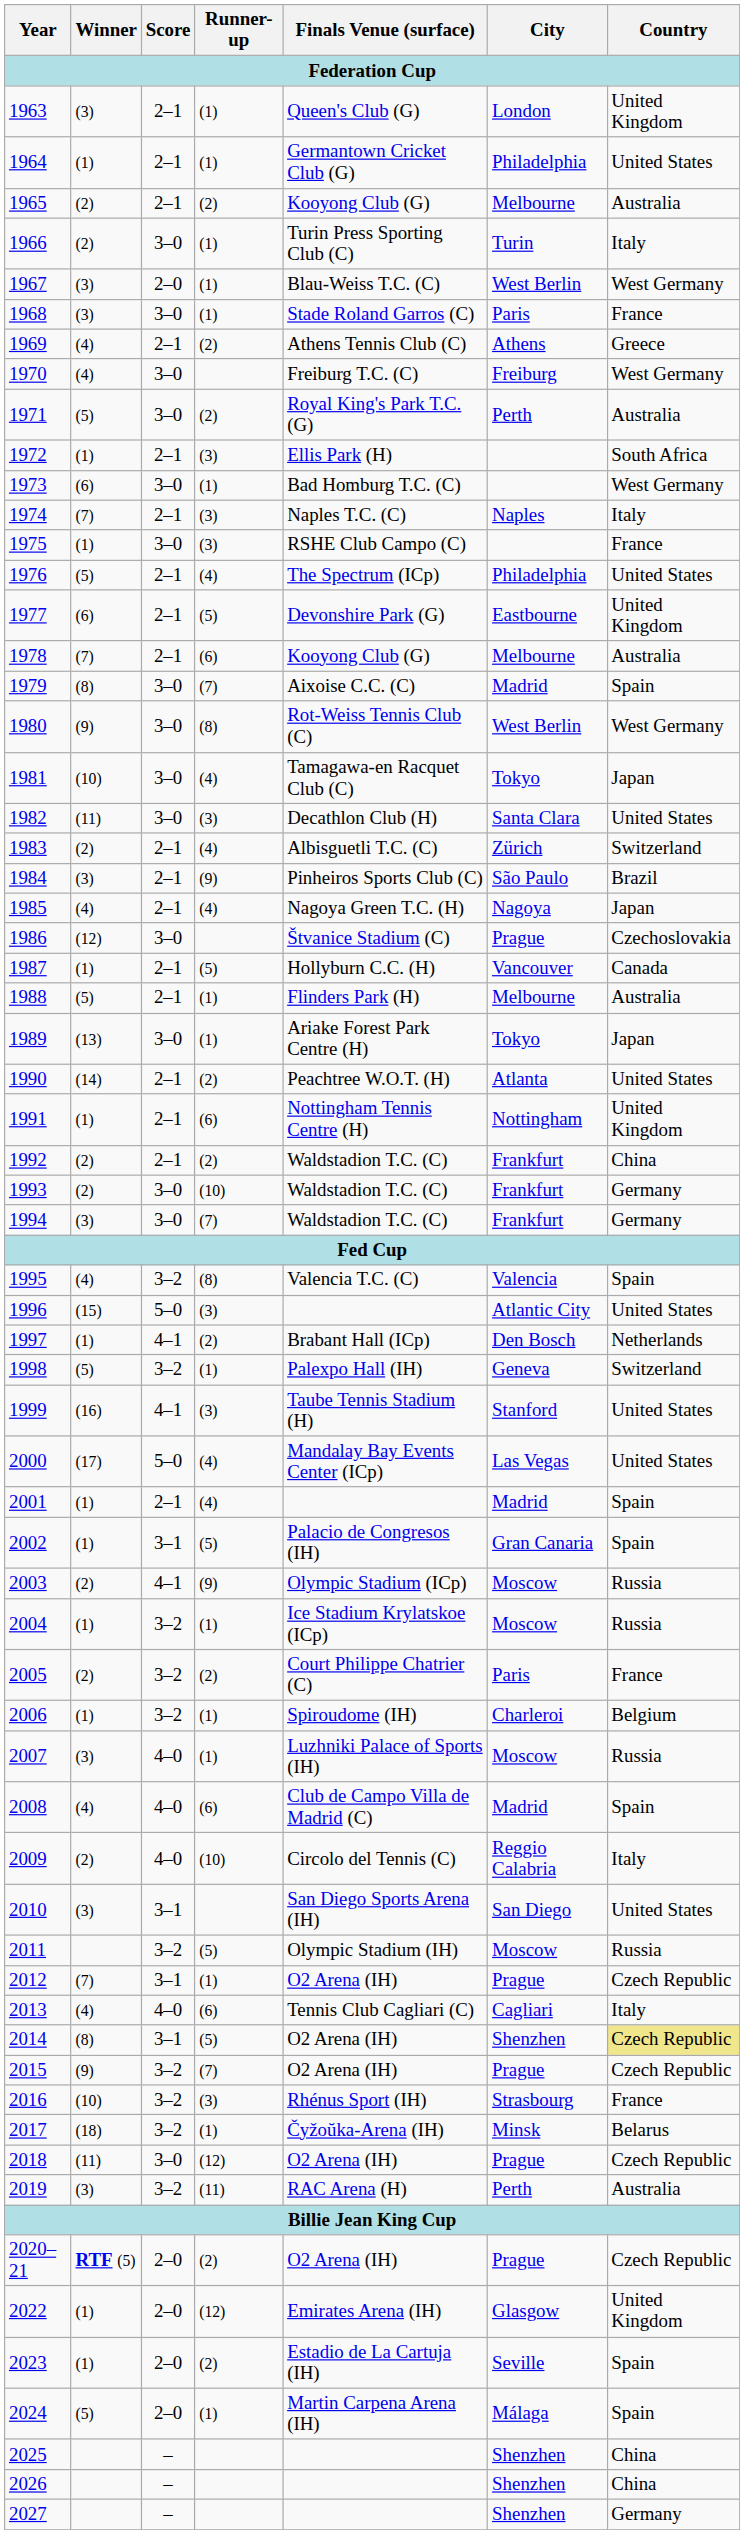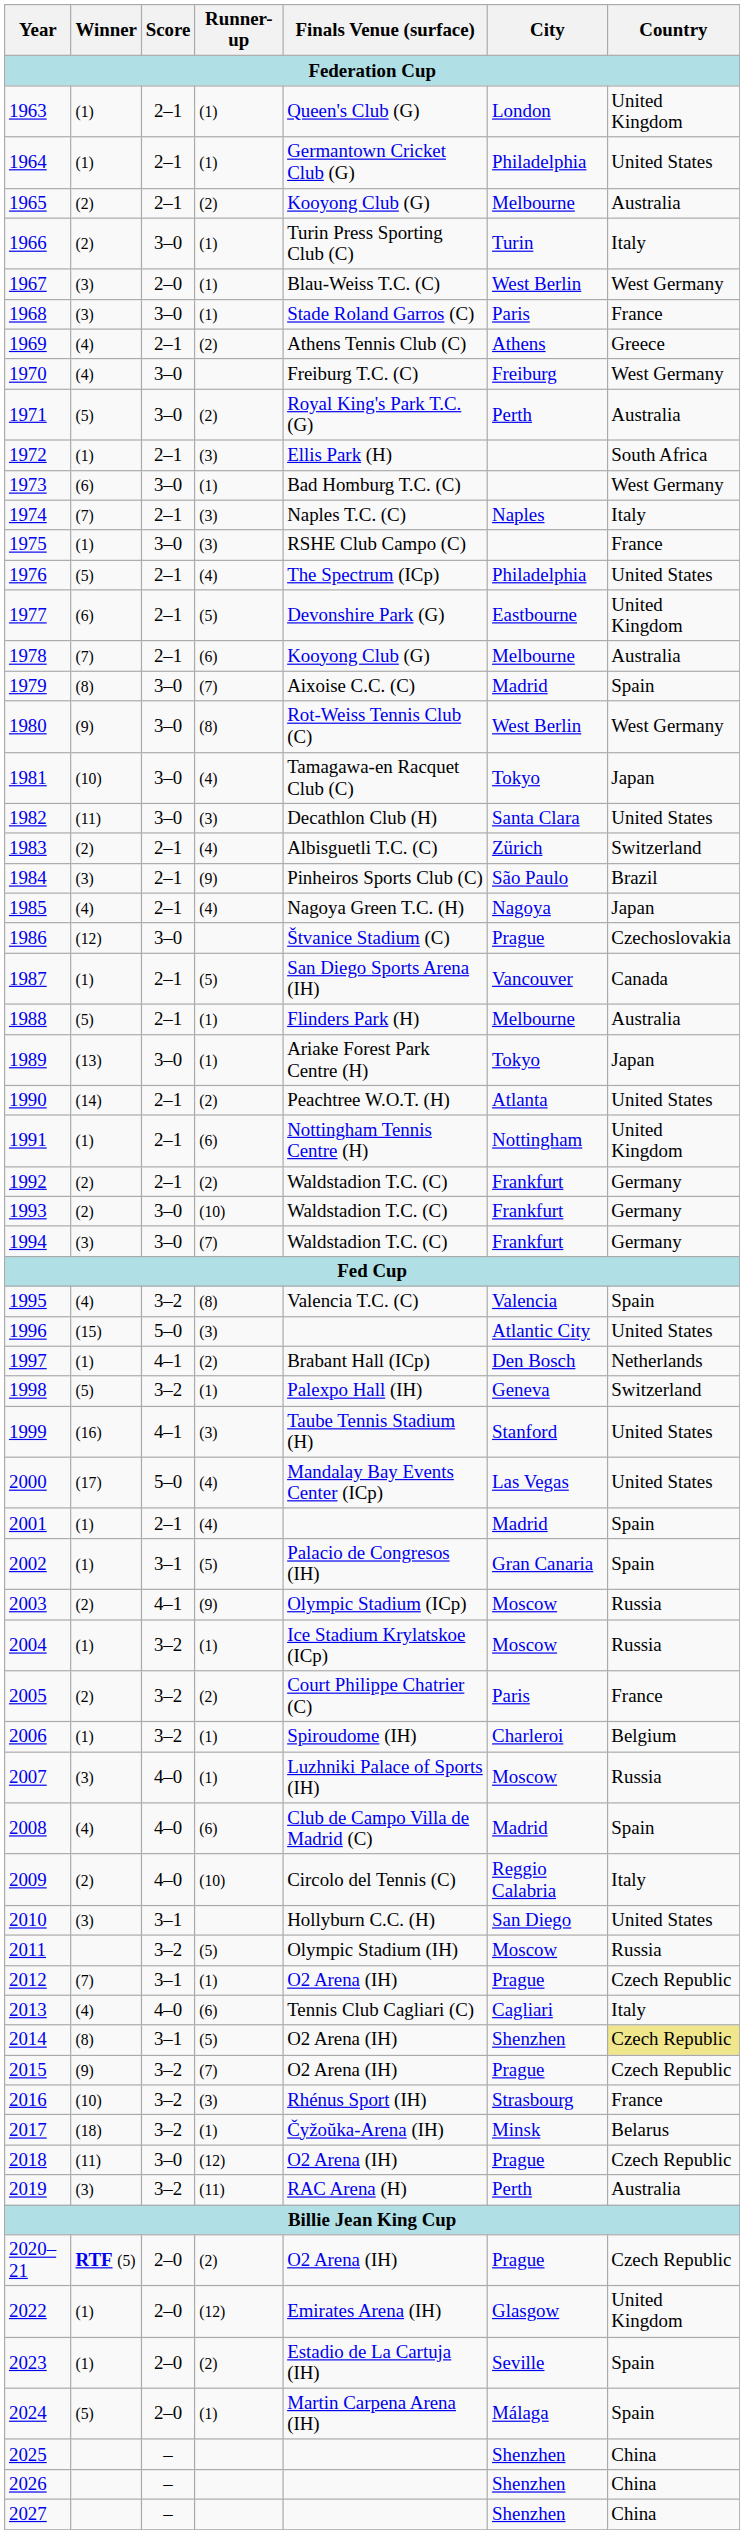(85, 112) (3) -> (85, 112) (1)
(361, 967) Hollyburn C.C. (H) -> (378, 978) San Diego Sports Arena (IH)
(634, 1160) China -> (646, 1181) Germany
(378, 1909) San Diego Sports Arena (IH) -> (361, 1920) Hollyburn C.C. (H)
(646, 2514) Germany -> (634, 2514) China
